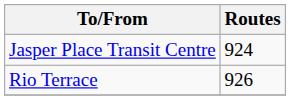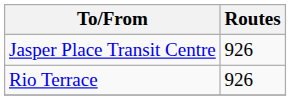(239, 49) 924 -> (239, 49) 926
